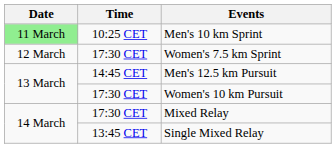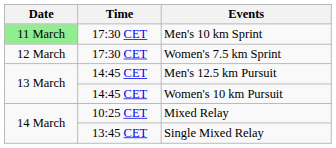(120, 34) 10:25 CET -> (120, 34) 17:30 CET
(120, 93) 17:30 CET -> (120, 93) 14:45 CET
(120, 113) 17:30 CET -> (120, 113) 10:25 CET
